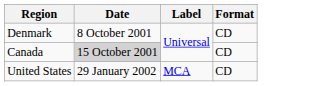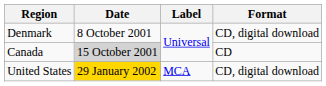(224, 33) CD -> (267, 33) CD, digital download
(117, 71) no background -> (117, 71) gold background
(224, 71) CD -> (267, 71) CD, digital download
